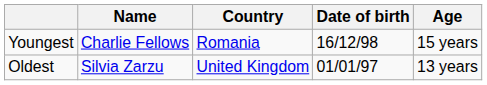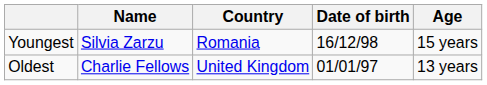(135, 42) Charlie Fellows -> (122, 42) Silvia Zarzu
(122, 67) Silvia Zarzu -> (135, 67) Charlie Fellows
